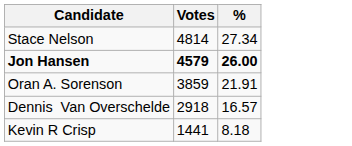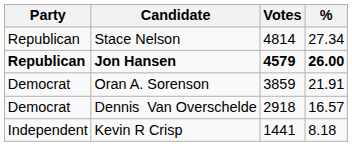+ column: (48, 15)
